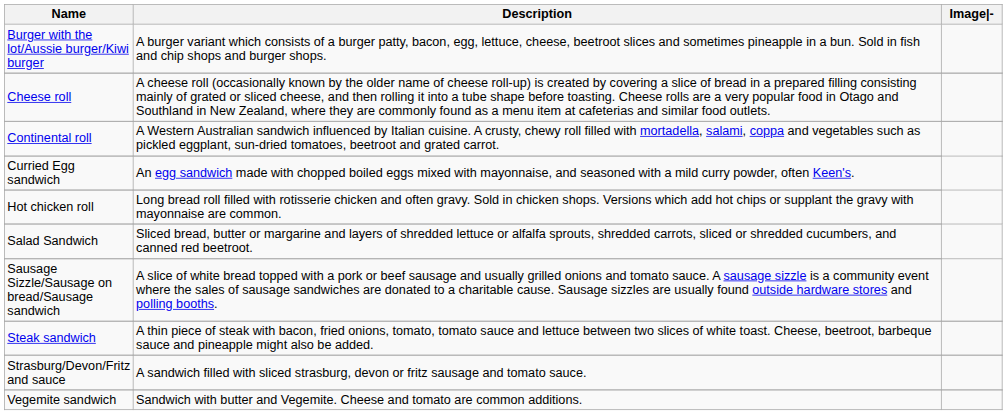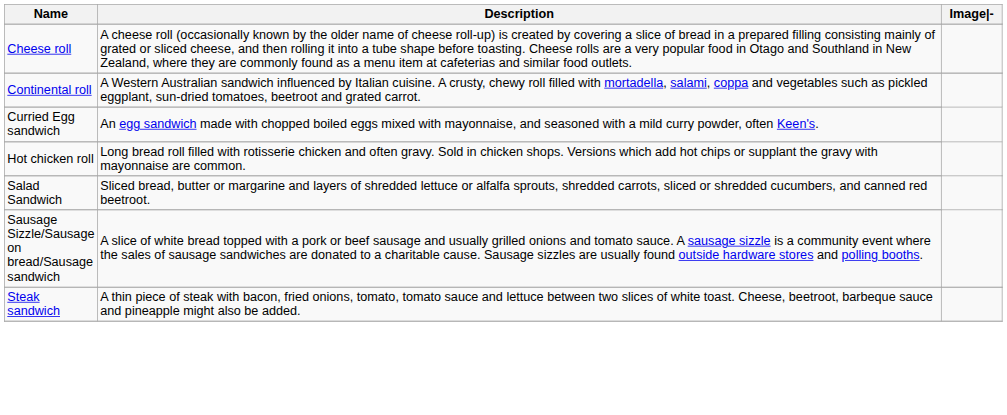- row: (68, 48)
- row: (69, 372)
- row: (62, 399)
